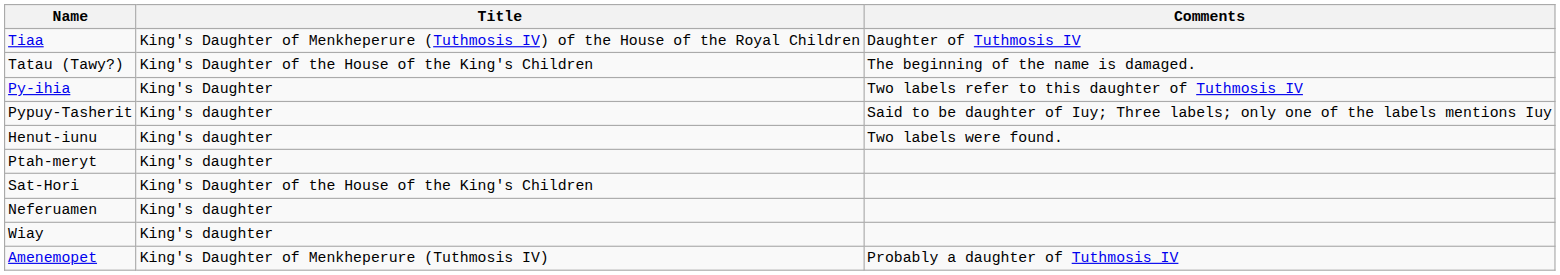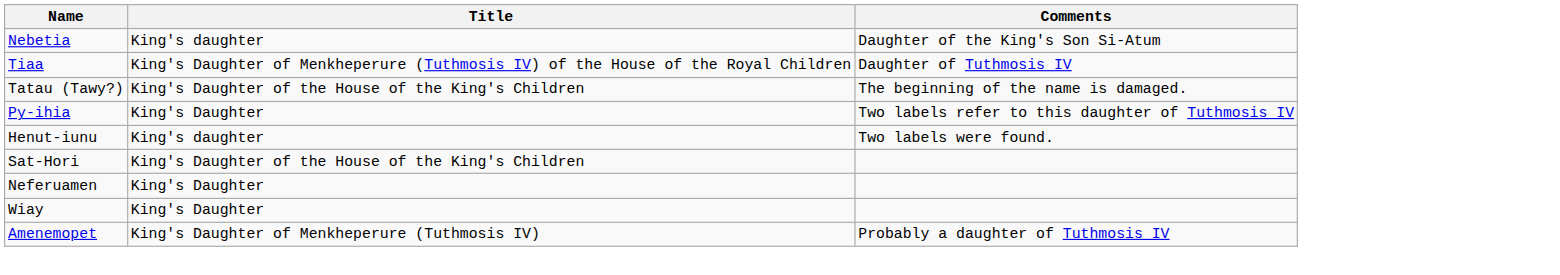+ row: (39, 41)
- row: (70, 113)
- row: (53, 162)
(206, 210) King's daughter -> (197, 186) King's Daughter
(206, 234) King's daughter -> (197, 210) King's Daughter
